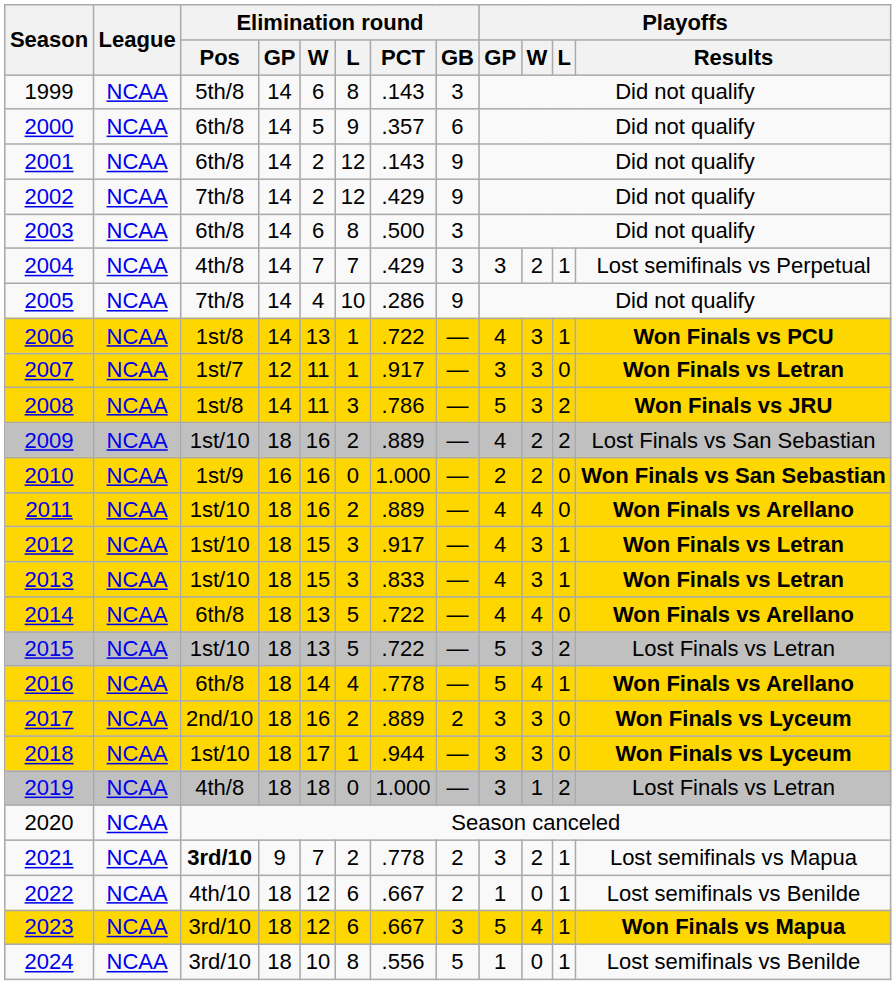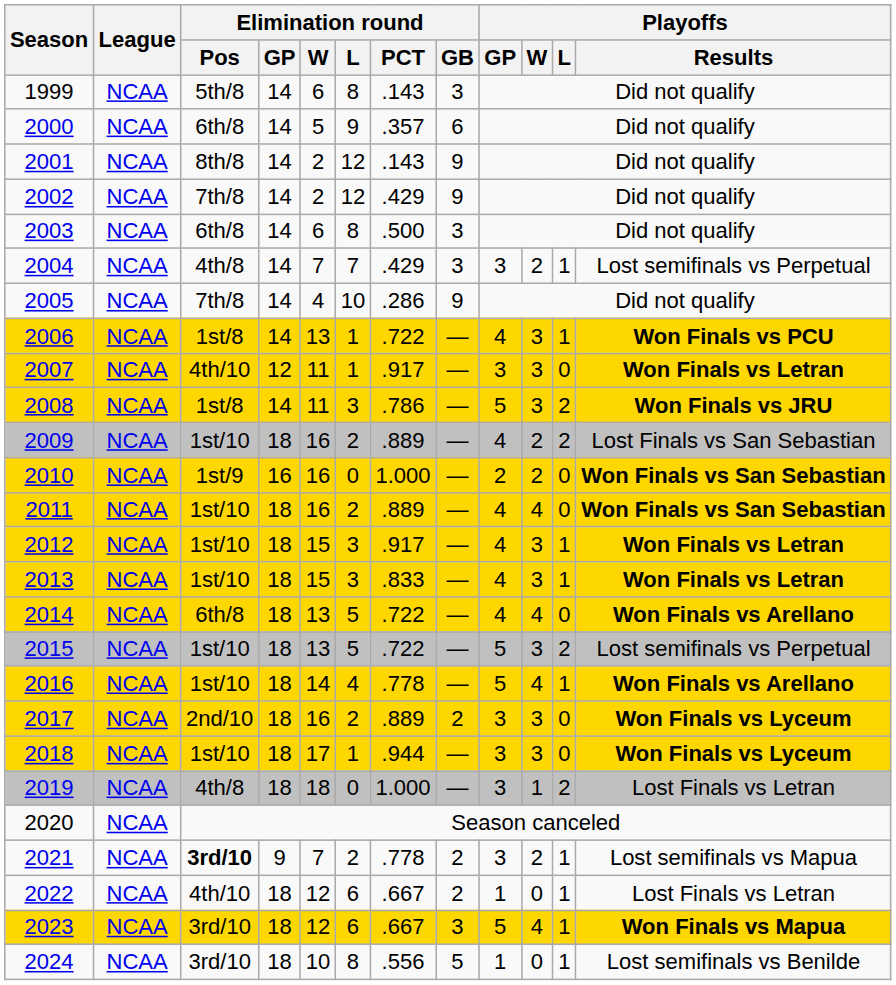(220, 162) 6th/8 -> (220, 162) 8th/8
(220, 371) 1st/7 -> (220, 371) 4th/10
(733, 510) Won Finals vs Arellano -> (733, 510) Won Finals vs San Sebastian
(733, 649) Lost Finals vs Letran -> (733, 649) Lost semifinals vs Perpetual
(220, 684) 6th/8 -> (220, 684) 1st/10
(733, 893) Lost semifinals vs Benilde -> (733, 893) Lost Finals vs Letran
